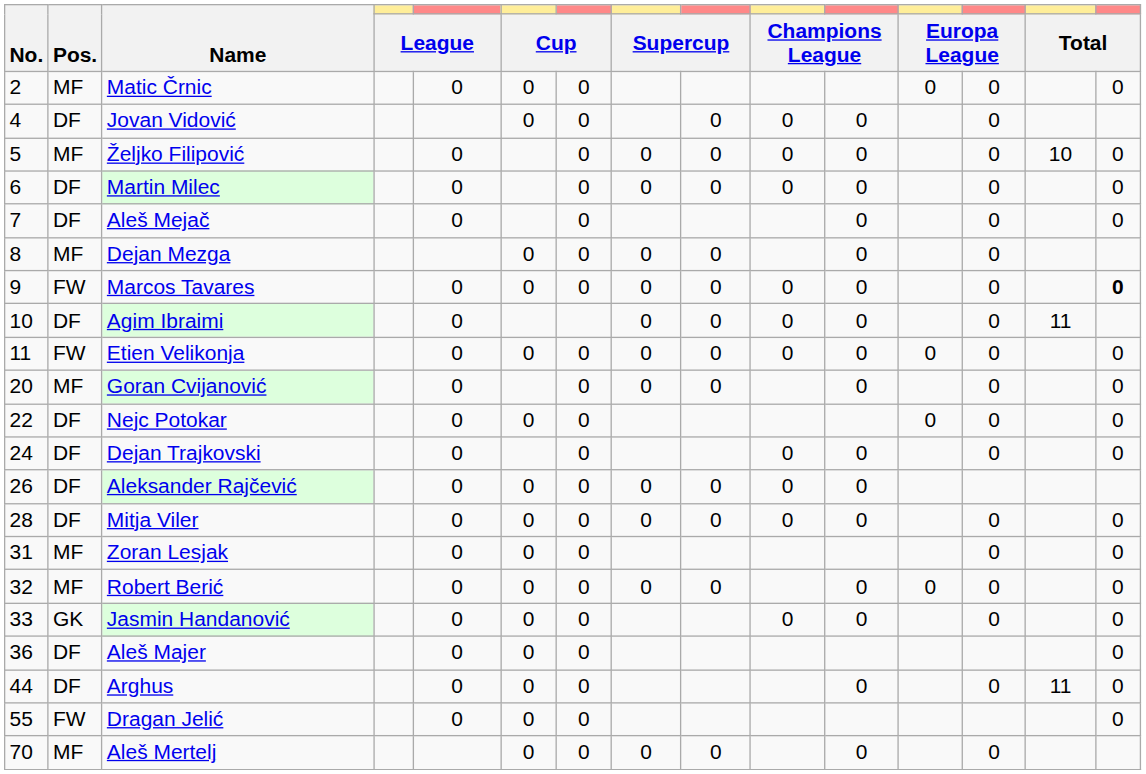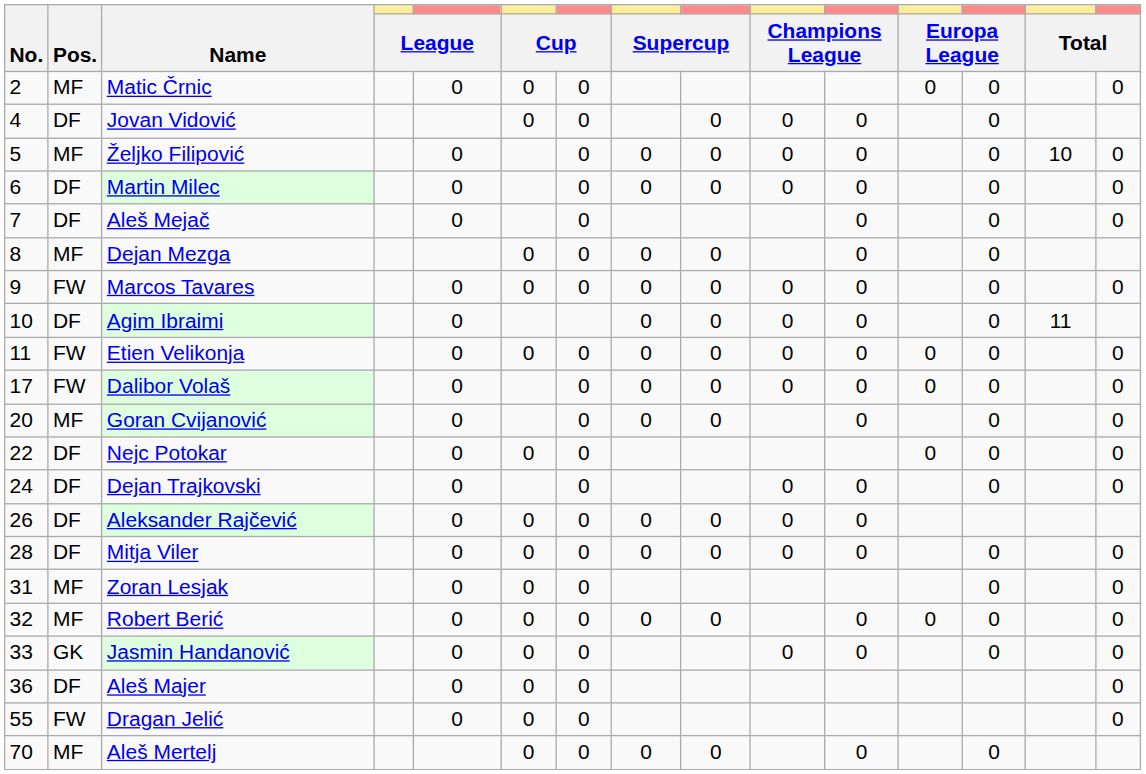(1118, 287) bold -> (1118, 287) normal
+ row: (169, 386)
- row: (140, 685)
